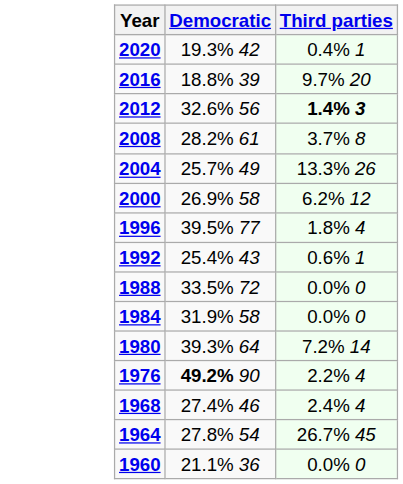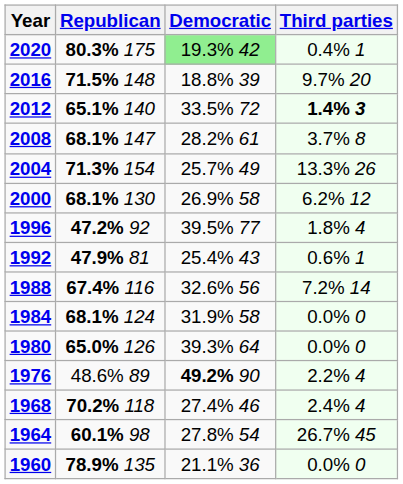+ column: (110, 20)
(220, 50) no background -> (220, 50) lightgreen background
(220, 109) 32.6% 56 -> (220, 109) 33.5% 72
(220, 286) 33.5% 72 -> (220, 286) 32.6% 56
(336, 286) 0.0% 0 -> (336, 286) 7.2% 14
(336, 346) 7.2% 14 -> (336, 346) 0.0% 0
